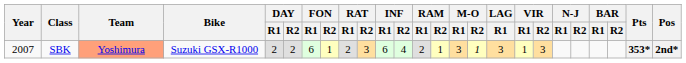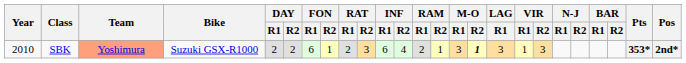(23, 48) 2007 -> (23, 48) 2010
(477, 48) normal -> (477, 48) bold
